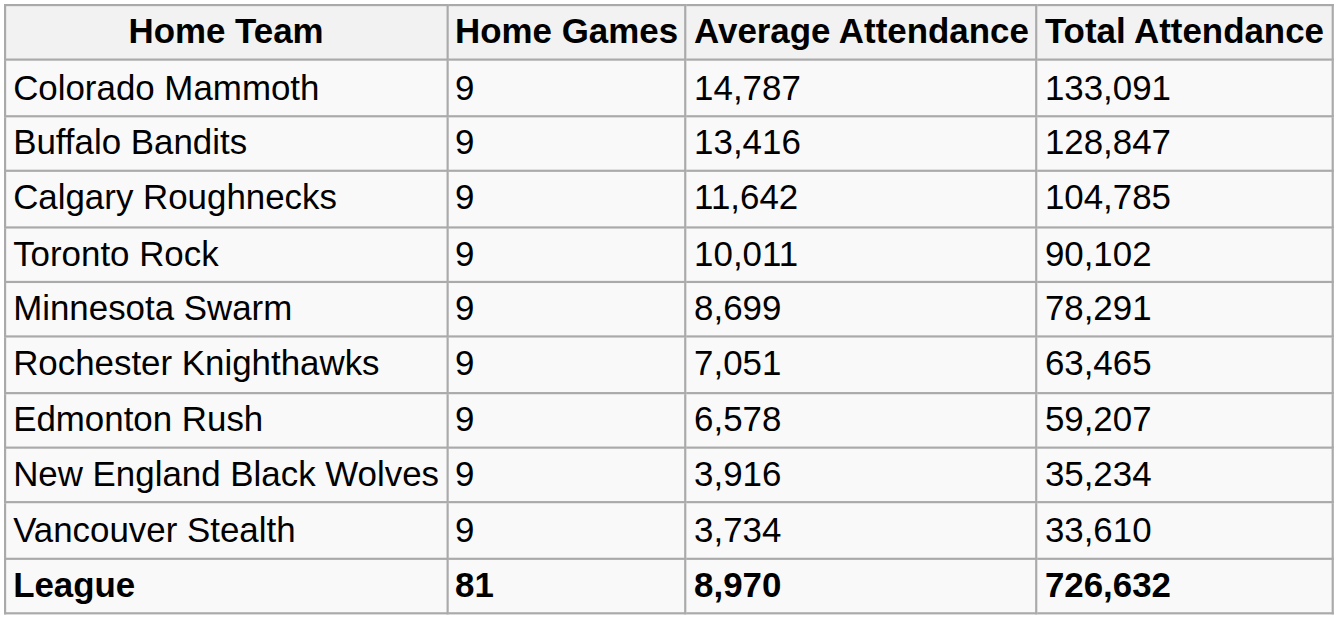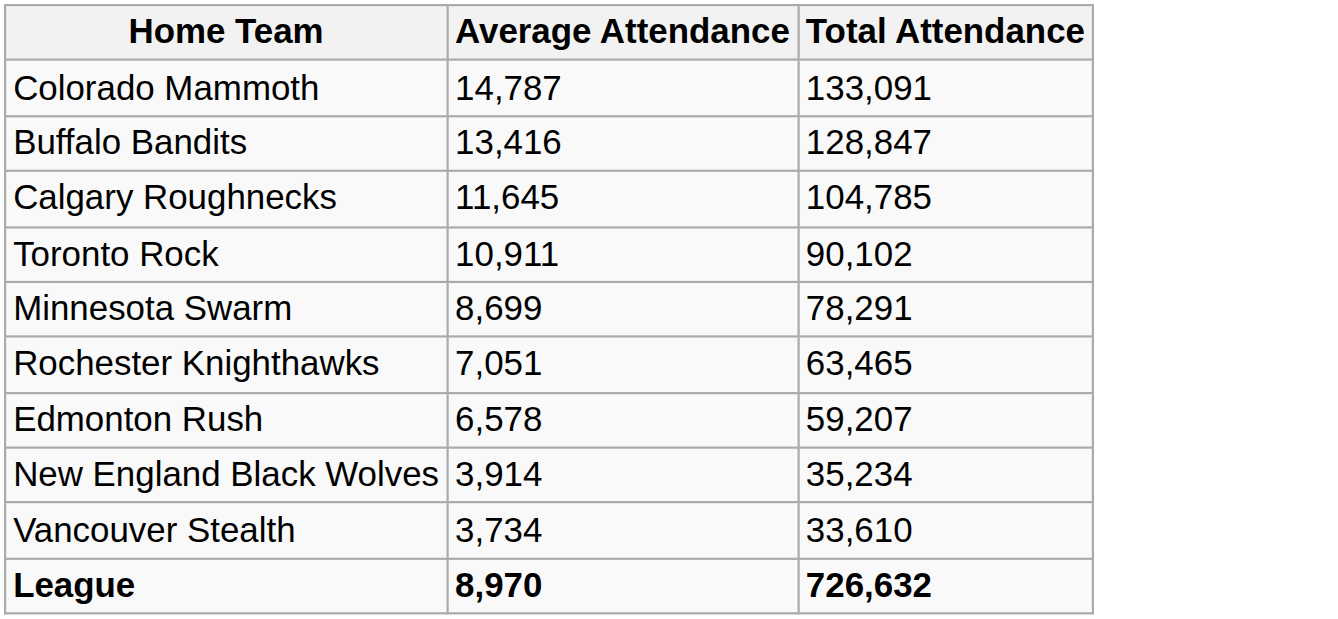- column: (567, 32)
(746, 198) 11,642 -> (507, 198) 11,645
(746, 253) 10,011 -> (507, 253) 10,911
(738, 474) 3,916 -> (499, 474) 3,914
